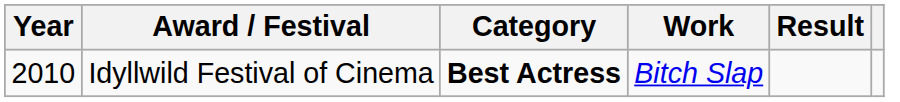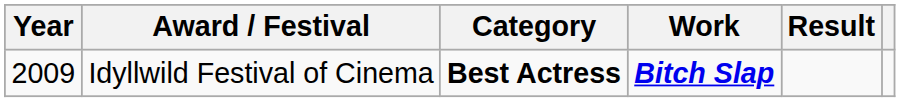(43, 72) 2010 -> (43, 72) 2009
(699, 72) normal -> (704, 72) bold
